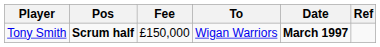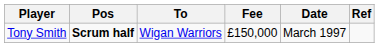columns swapped: (236, 14) <-> (165, 14)
(316, 33) bold -> (315, 33) normal
